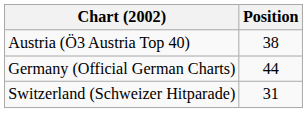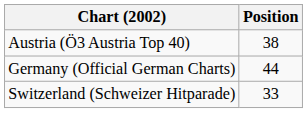(271, 94) 31 -> (271, 94) 33
